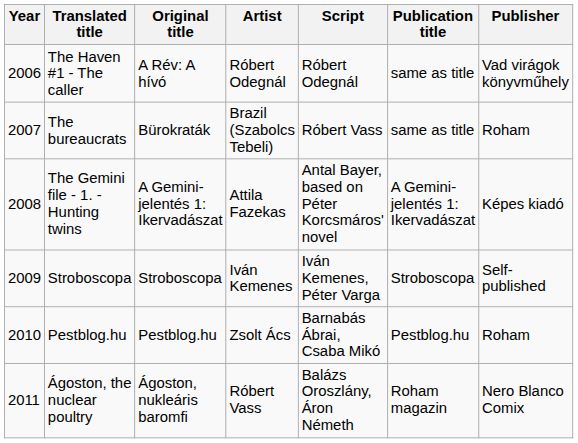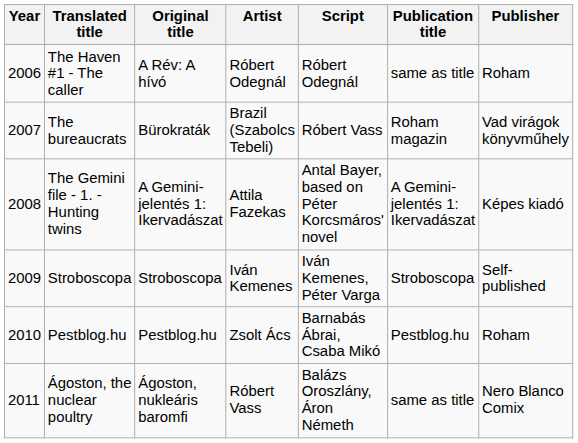(525, 73) Vad virágok könyvműhely -> (506, 73) Roham
(433, 130) same as title -> (419, 130) Roham magazin
(506, 130) Roham -> (525, 130) Vad virágok könyvműhely
(419, 400) Roham magazin -> (433, 400) same as title
